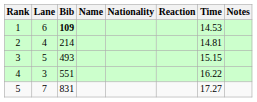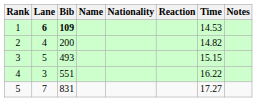(44, 27) normal -> (44, 27) bold
(67, 43) 214 -> (67, 43) 200
(211, 43) 14.81 -> (211, 43) 14.82
